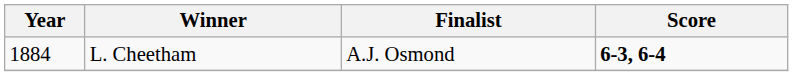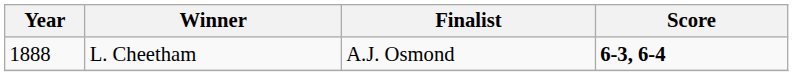(30, 53) 1884 -> (30, 53) 1888
